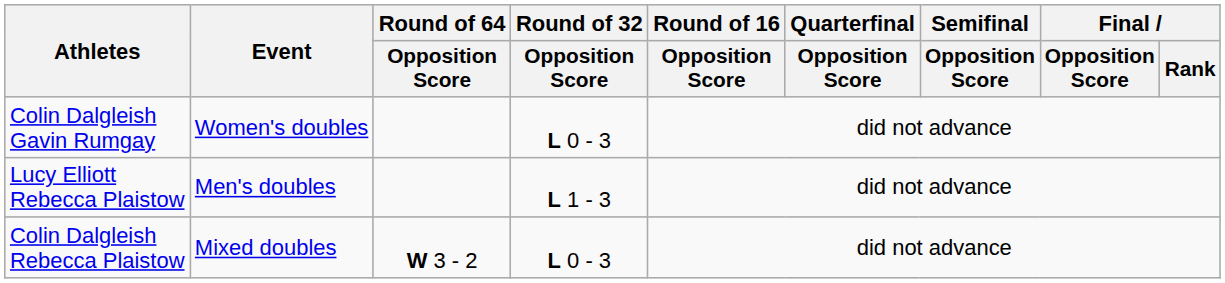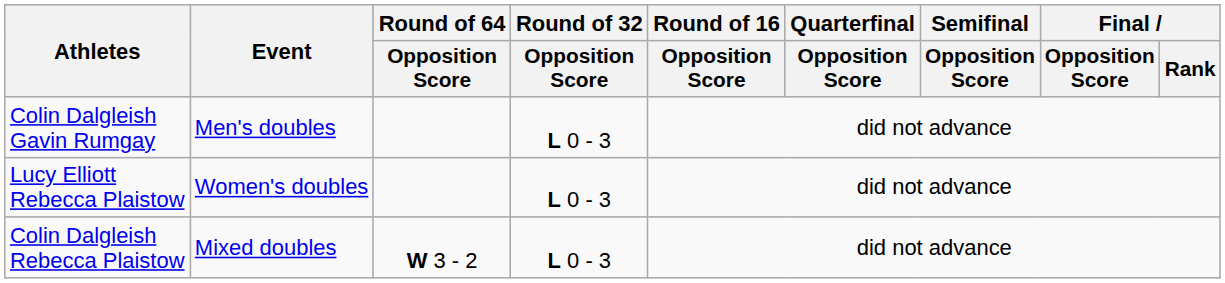(282, 127) Women's doubles -> (265, 127) Men's doubles
(265, 187) Men's doubles -> (282, 187) Women's doubles
(579, 200) L 1 - 3 -> (579, 200) L 0 - 3
